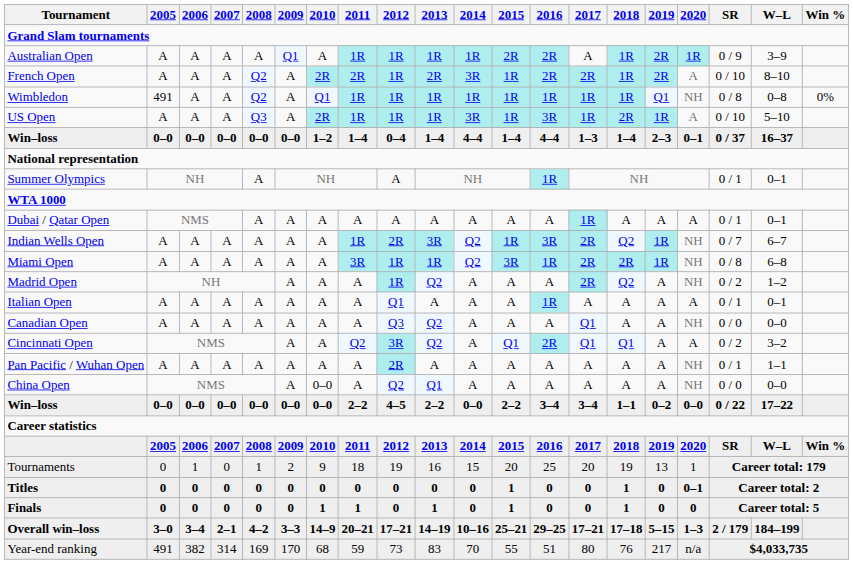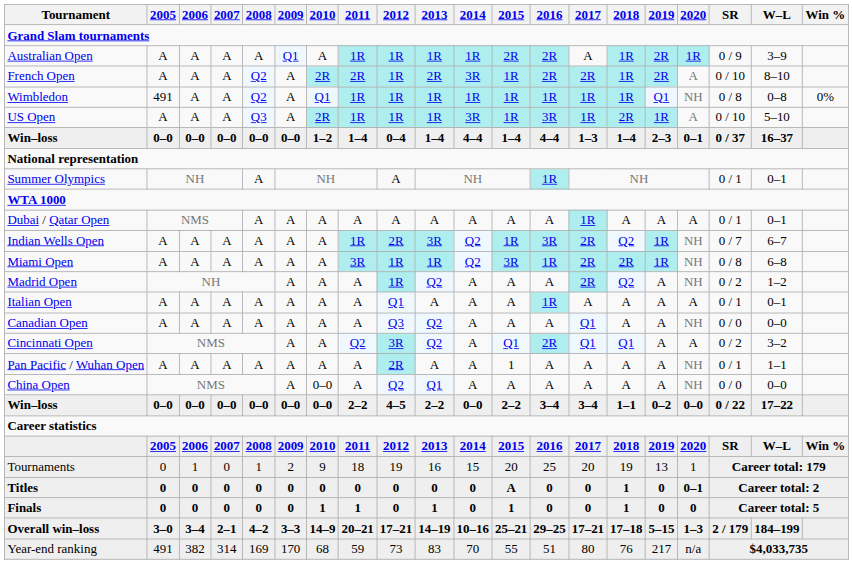(511, 364) A -> (511, 364) 1
(511, 487) 1 -> (511, 487) A
